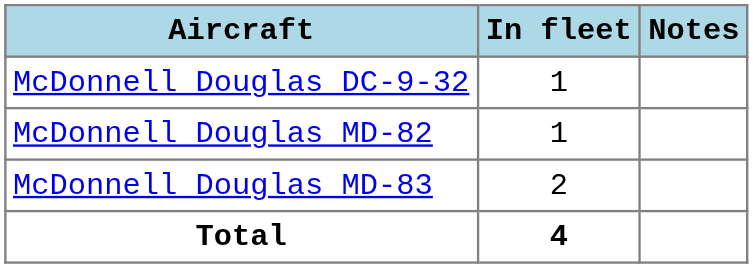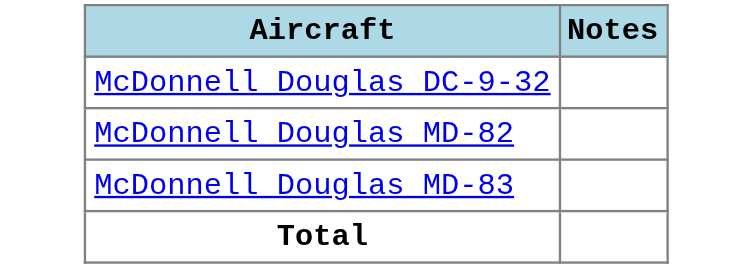- column: (559, 31)
